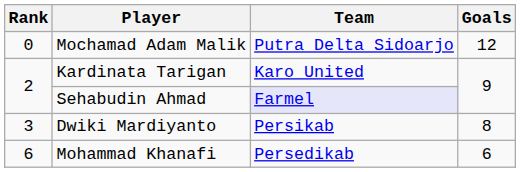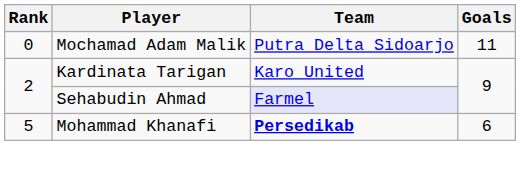(487, 45) 12 -> (487, 45) 11
- row: (136, 127)
(29, 154) 6 -> (29, 127) 5
(304, 154) normal -> (304, 127) bold
